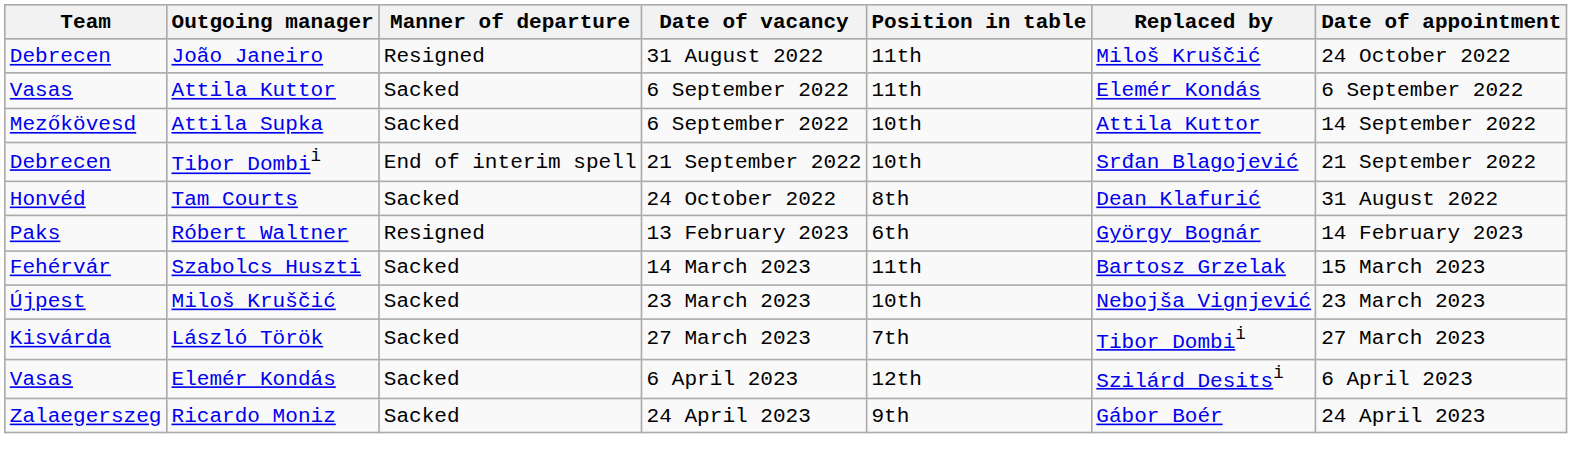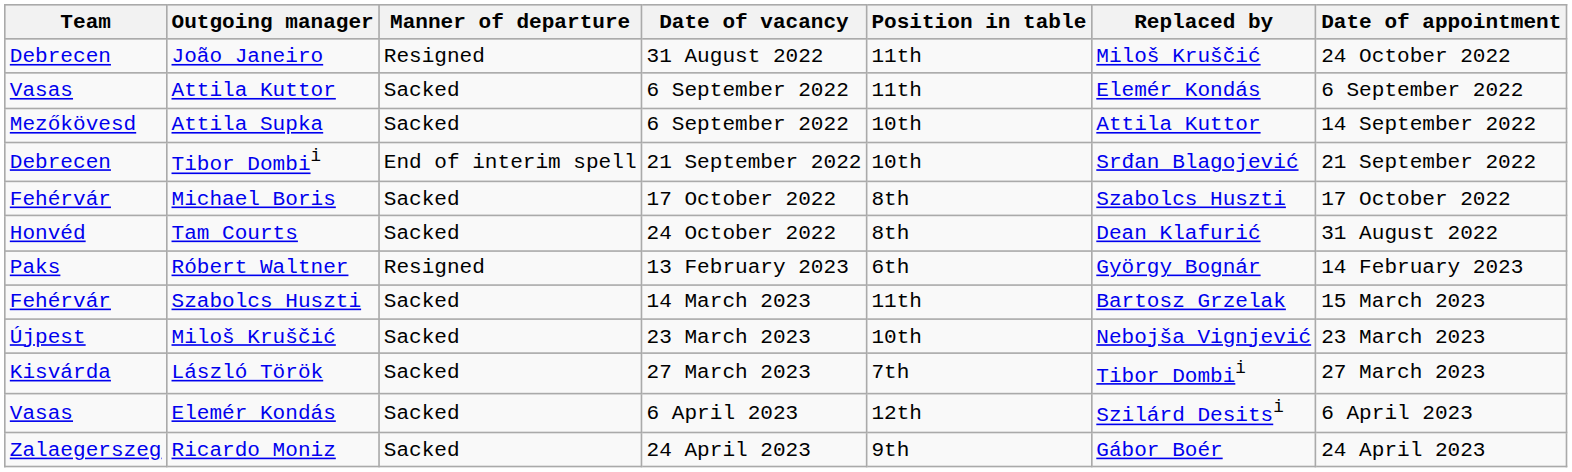+ row: (254, 199)
